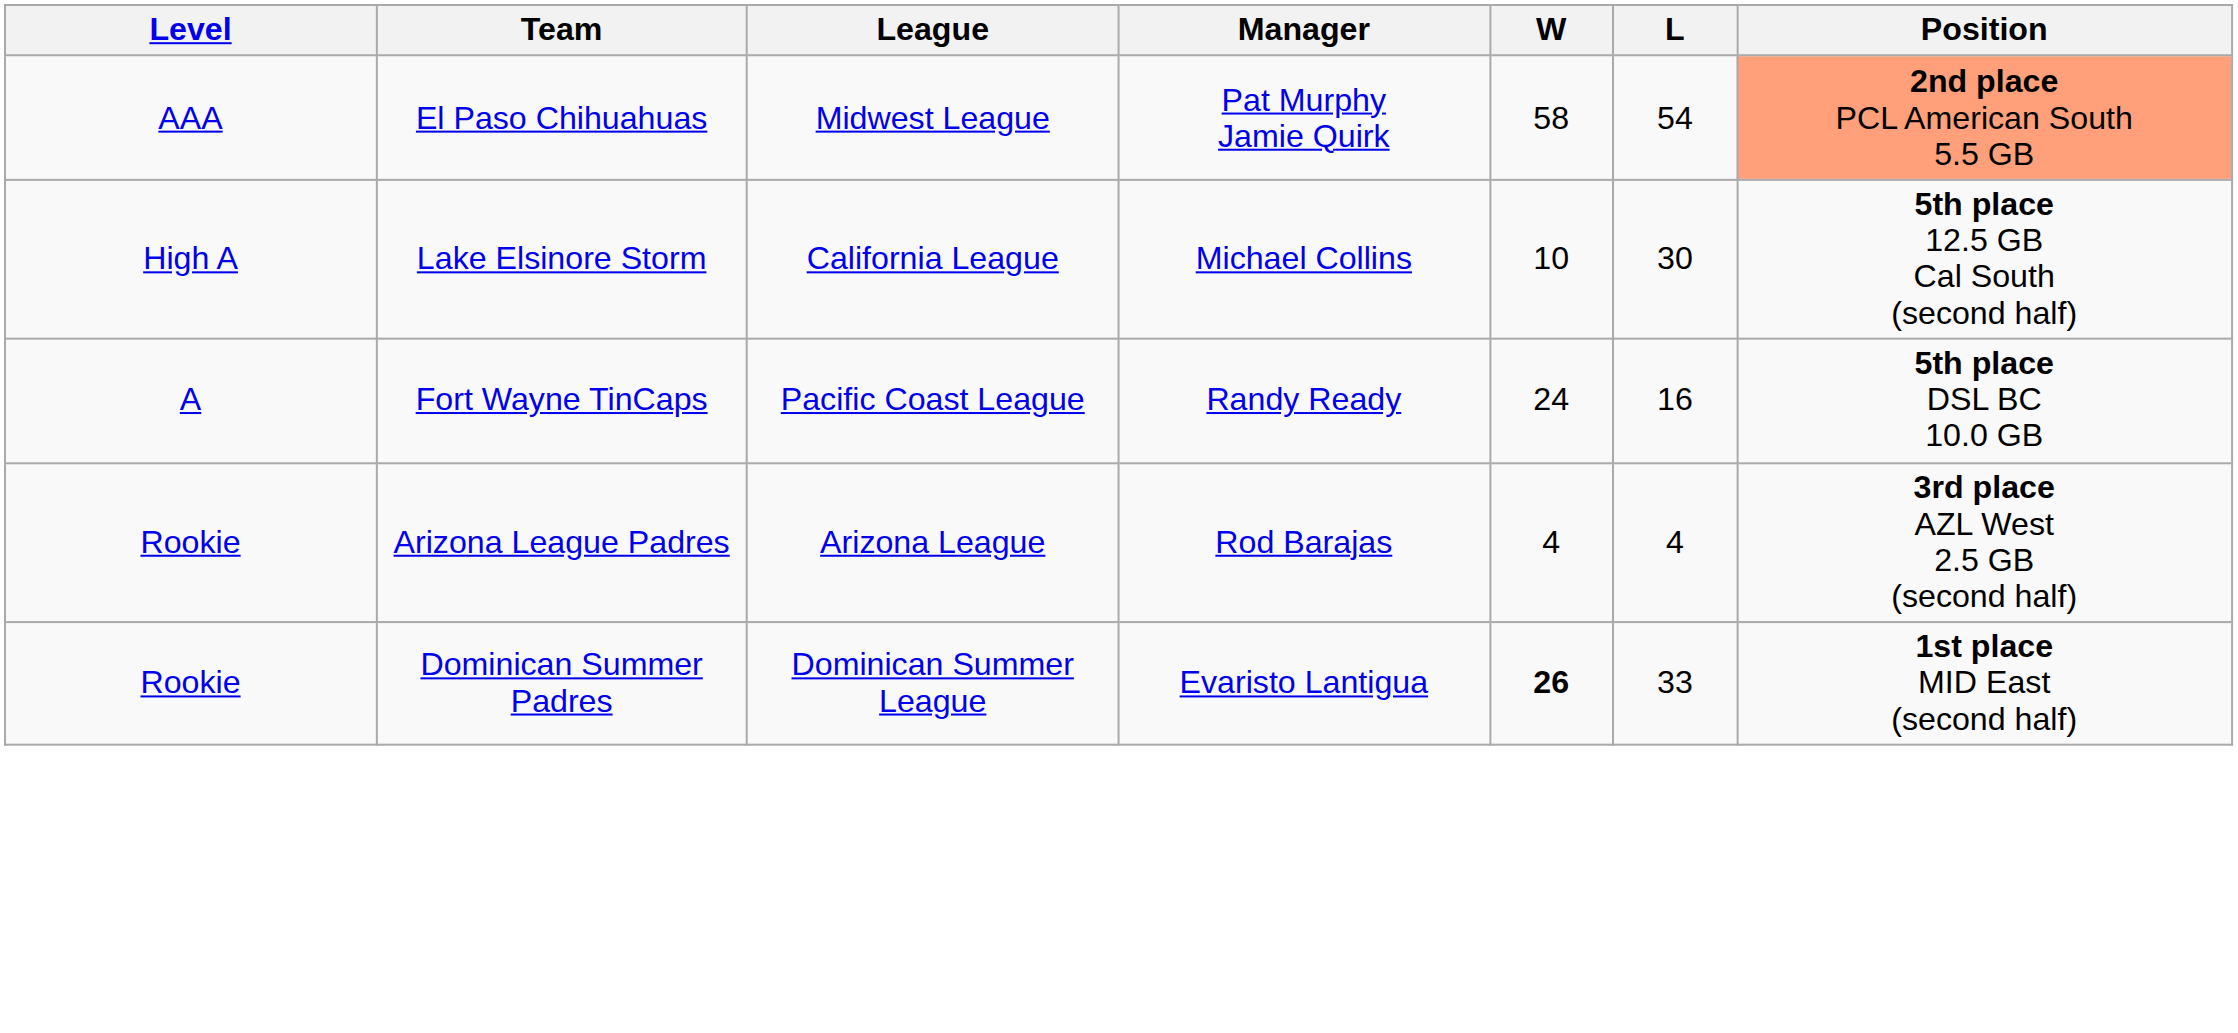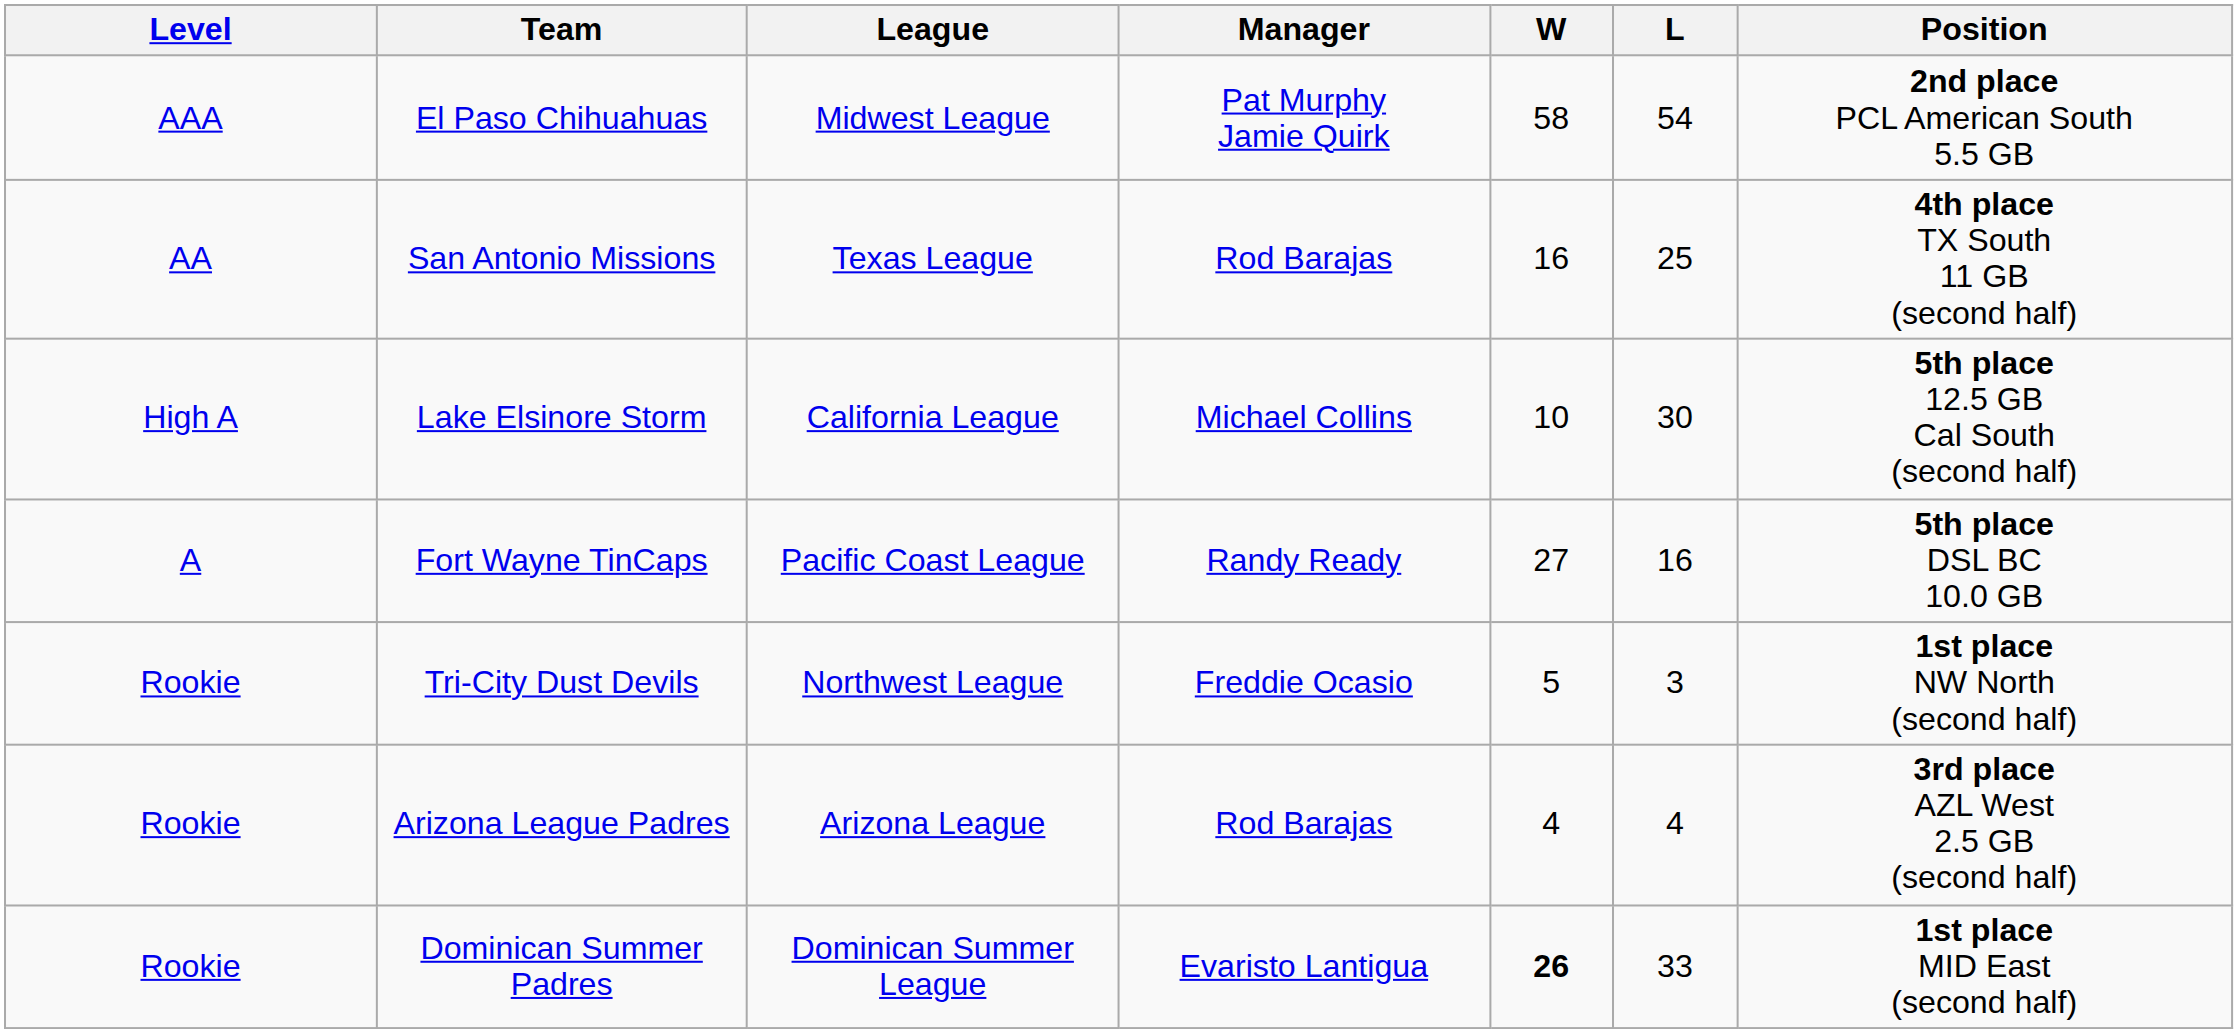(1984, 117) lightsalmon background -> (1984, 117) no background
+ row: (562, 258)
(1551, 400) 24 -> (1551, 559) 27
+ row: (562, 683)
